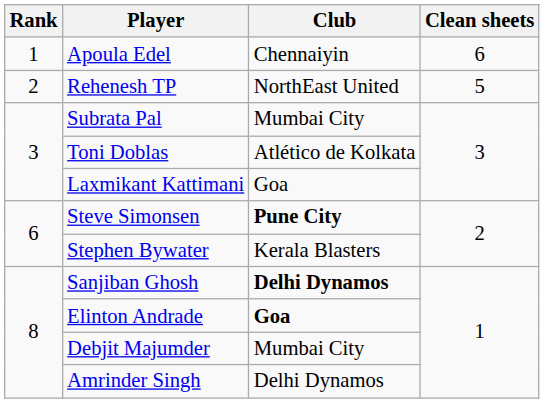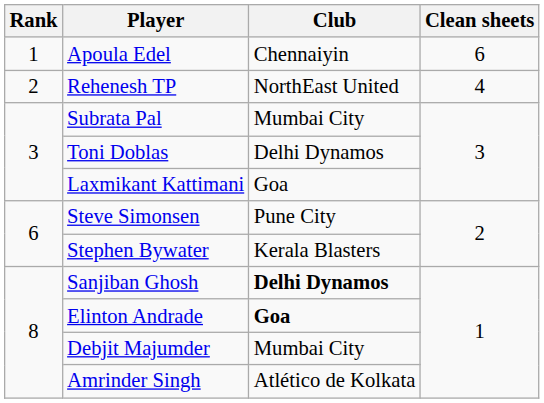(480, 86) 5 -> (480, 86) 4
(335, 151) Atlético de Kolkata -> (319, 151) Delhi Dynamos
(298, 217) bold -> (295, 217) normal
(319, 380) Delhi Dynamos -> (335, 380) Atlético de Kolkata
